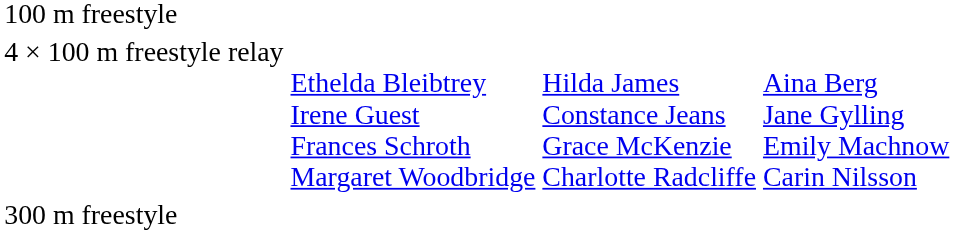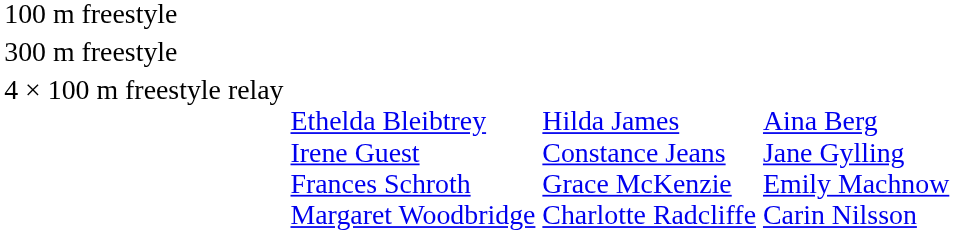rows swapped: (91, 215) <-> (144, 51)
